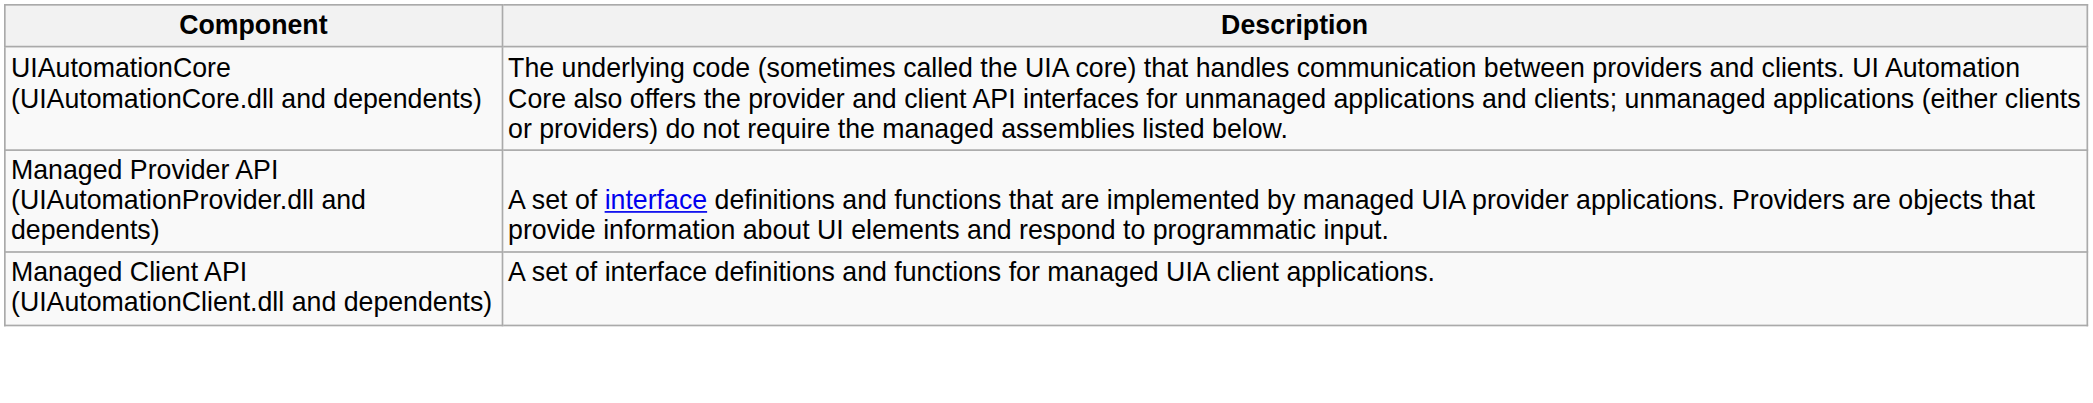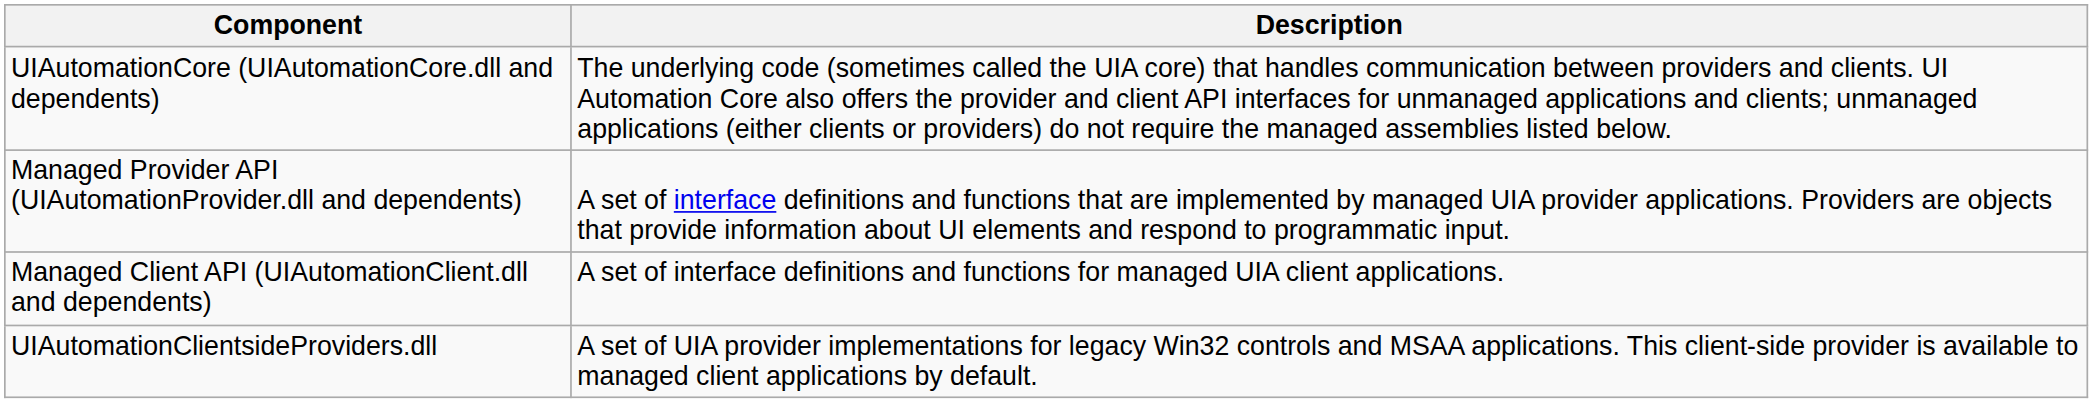+ row: (224, 345)
